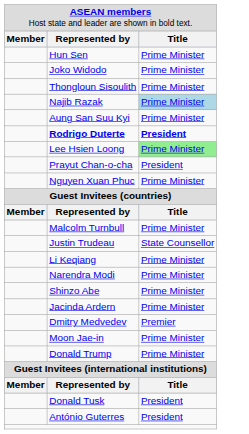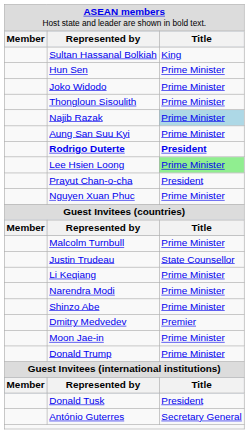+ row: (103, 54)
- row: (82, 306)
(162, 416) President -> (202, 416) Secretary General
